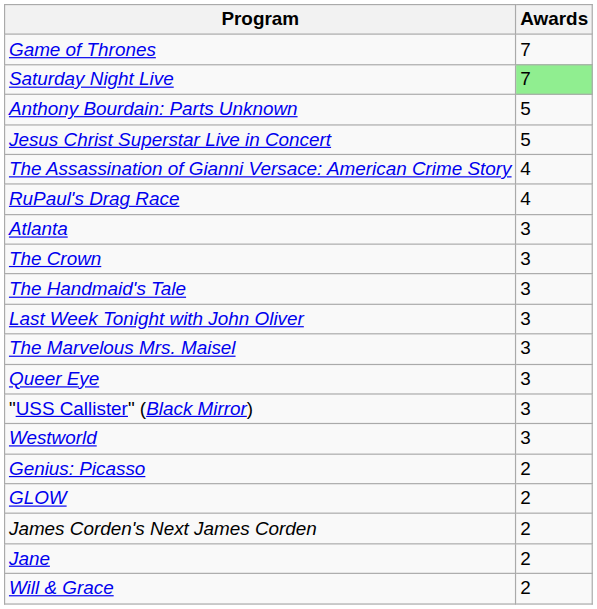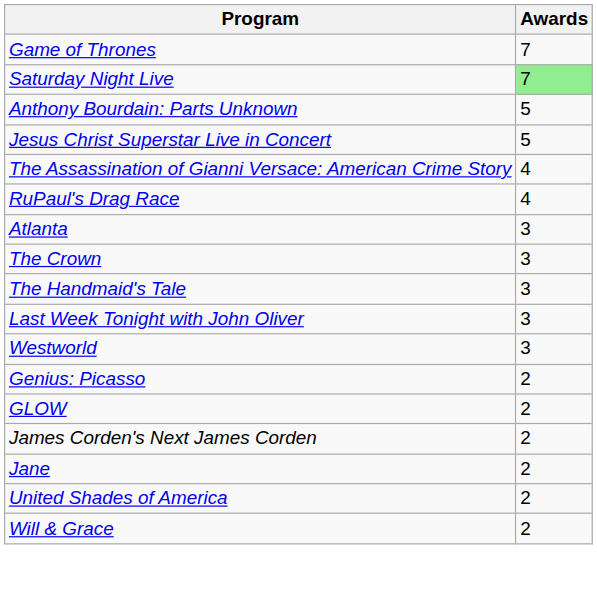- row: (122, 348)
- row: (54, 378)
- row: (131, 408)
+ row: (118, 498)
